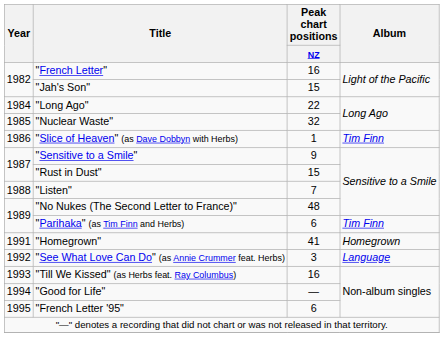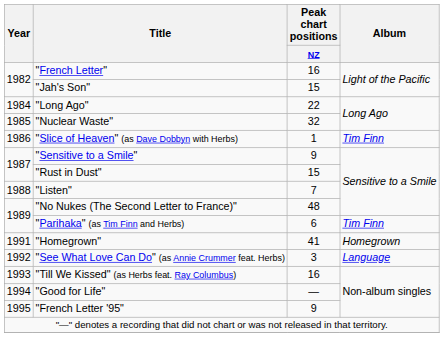(314, 309) 6 -> (314, 309) 9
